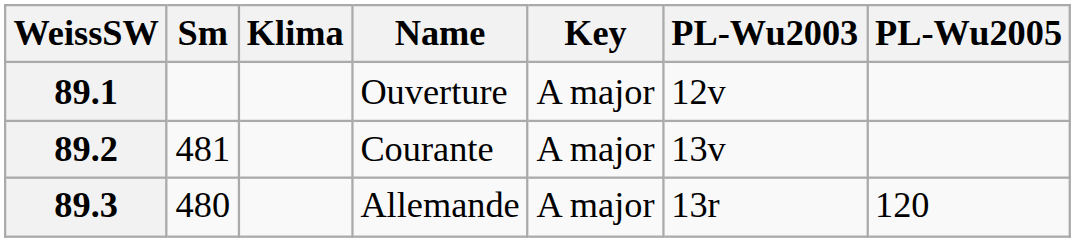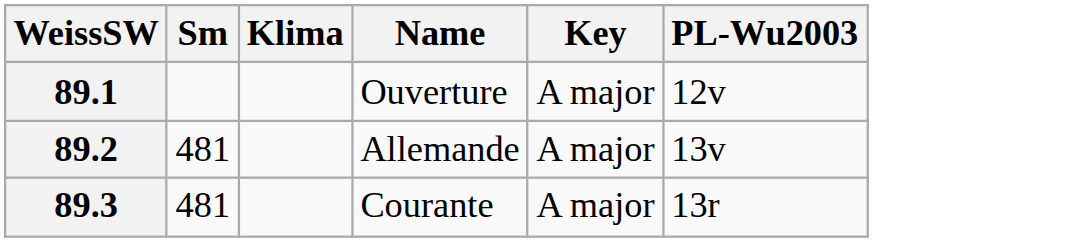- column: (969, 33)
(427, 148) Courante -> (440, 148) Allemande
(203, 206) 480 -> (203, 206) 481
(440, 206) Allemande -> (427, 206) Courante
